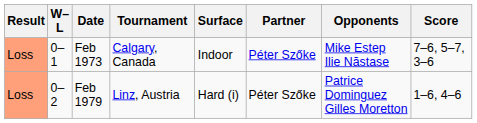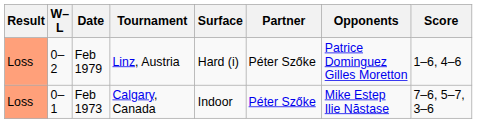rows swapped: (88, 54) <-> (88, 94)
